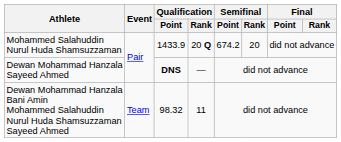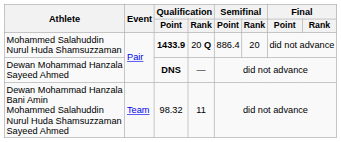(171, 45) normal -> (171, 45) bold
(228, 45) 674.2 -> (228, 45) 886.4
